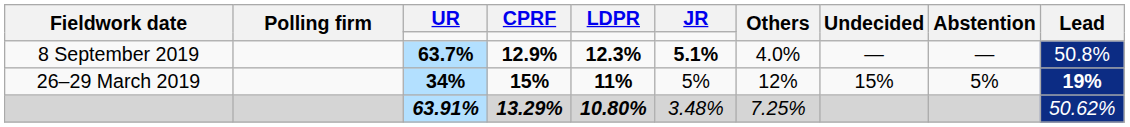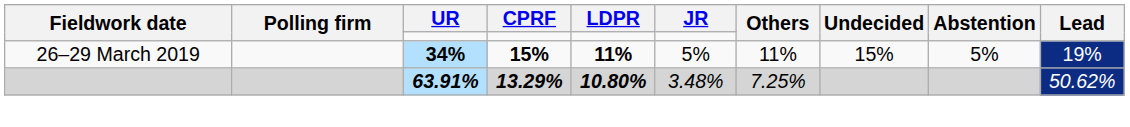- row: (118, 54)
(778, 81) 12% -> (778, 54) 11%
(1082, 81) bold -> (1082, 54) normal
